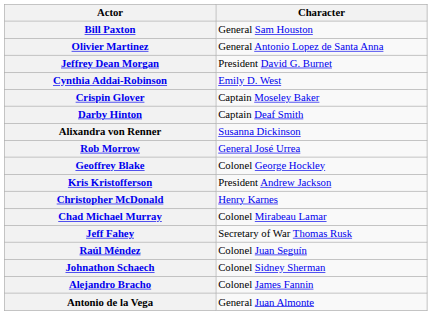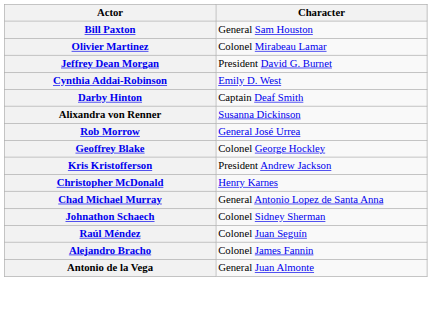(301, 47) General Antonio Lopez de Santa Anna -> (272, 47) Colonel Mirabeau Lamar
- row: (110, 98)
(272, 217) Colonel Mirabeau Lamar -> (301, 200) General Antonio Lopez de Santa Anna
- row: (110, 234)
rows swapped: (110, 251) <-> (110, 268)
